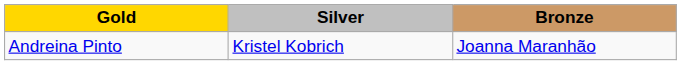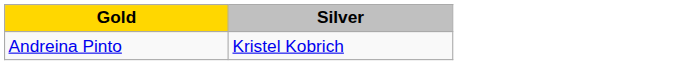- column: (564, 18)
